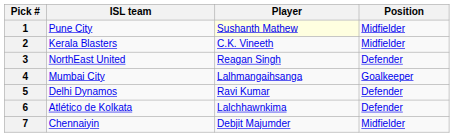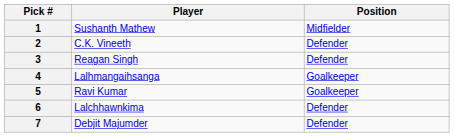- column: (131, 12)
(257, 28) lightyellow background -> (115, 28) no background
(383, 44) Midfielder -> (327, 44) Defender
(382, 92) Defender -> (333, 92) Goalkeeper
(383, 124) Midfielder -> (327, 124) Defender
